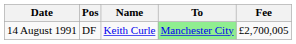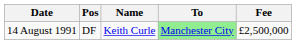(264, 30) £2,700,005 -> (264, 30) £2,500,000
